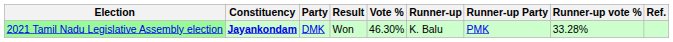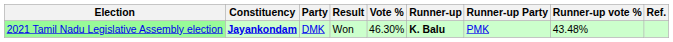(426, 29) normal -> (427, 29) bold
(570, 29) 33.28% -> (570, 29) 43.48%
